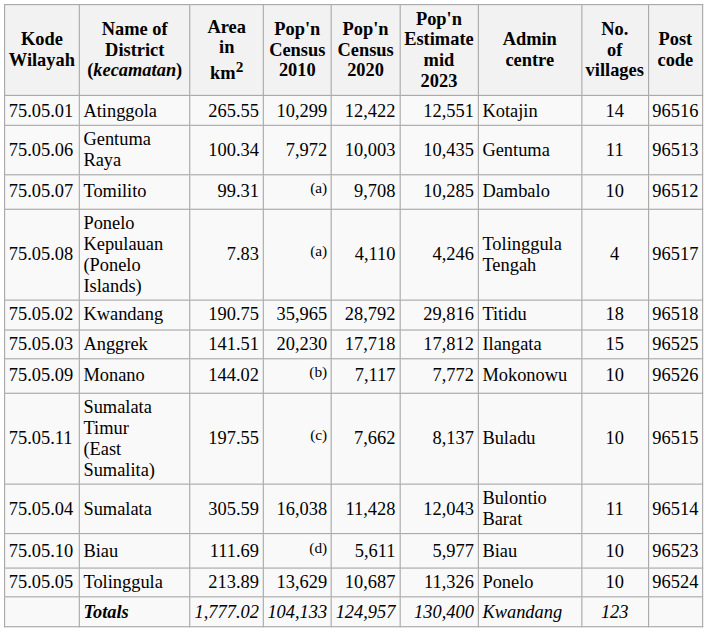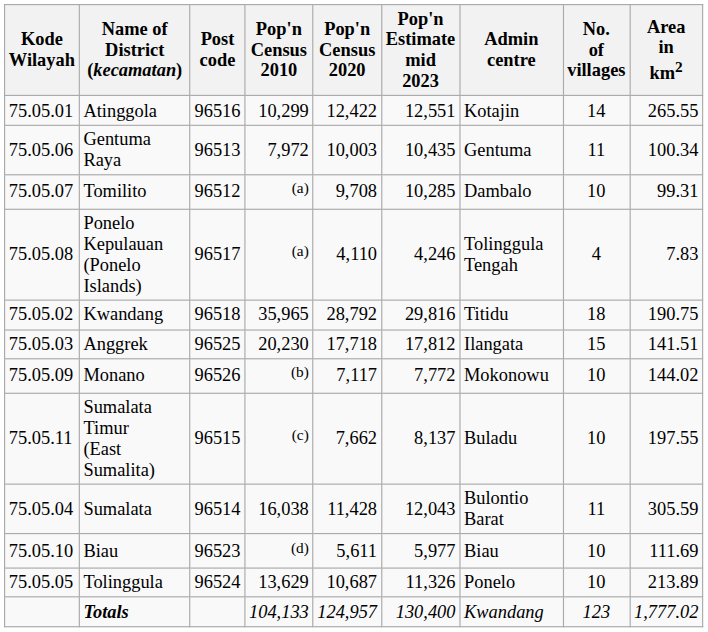columns swapped: (227, 50) <-> (675, 50)
